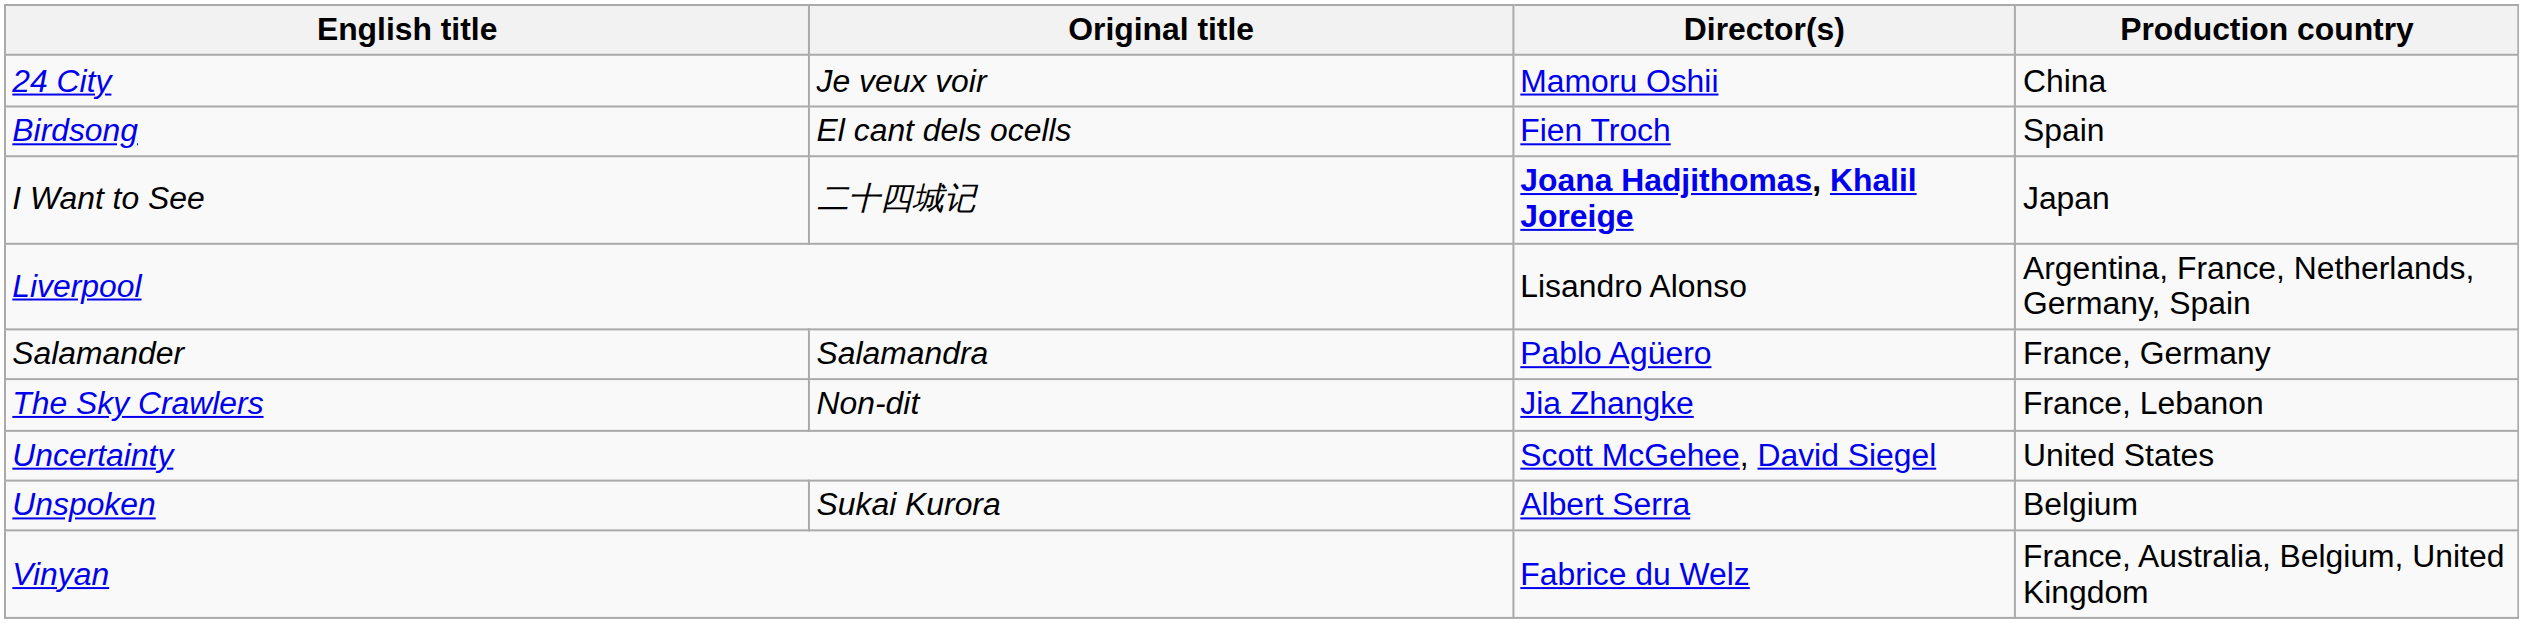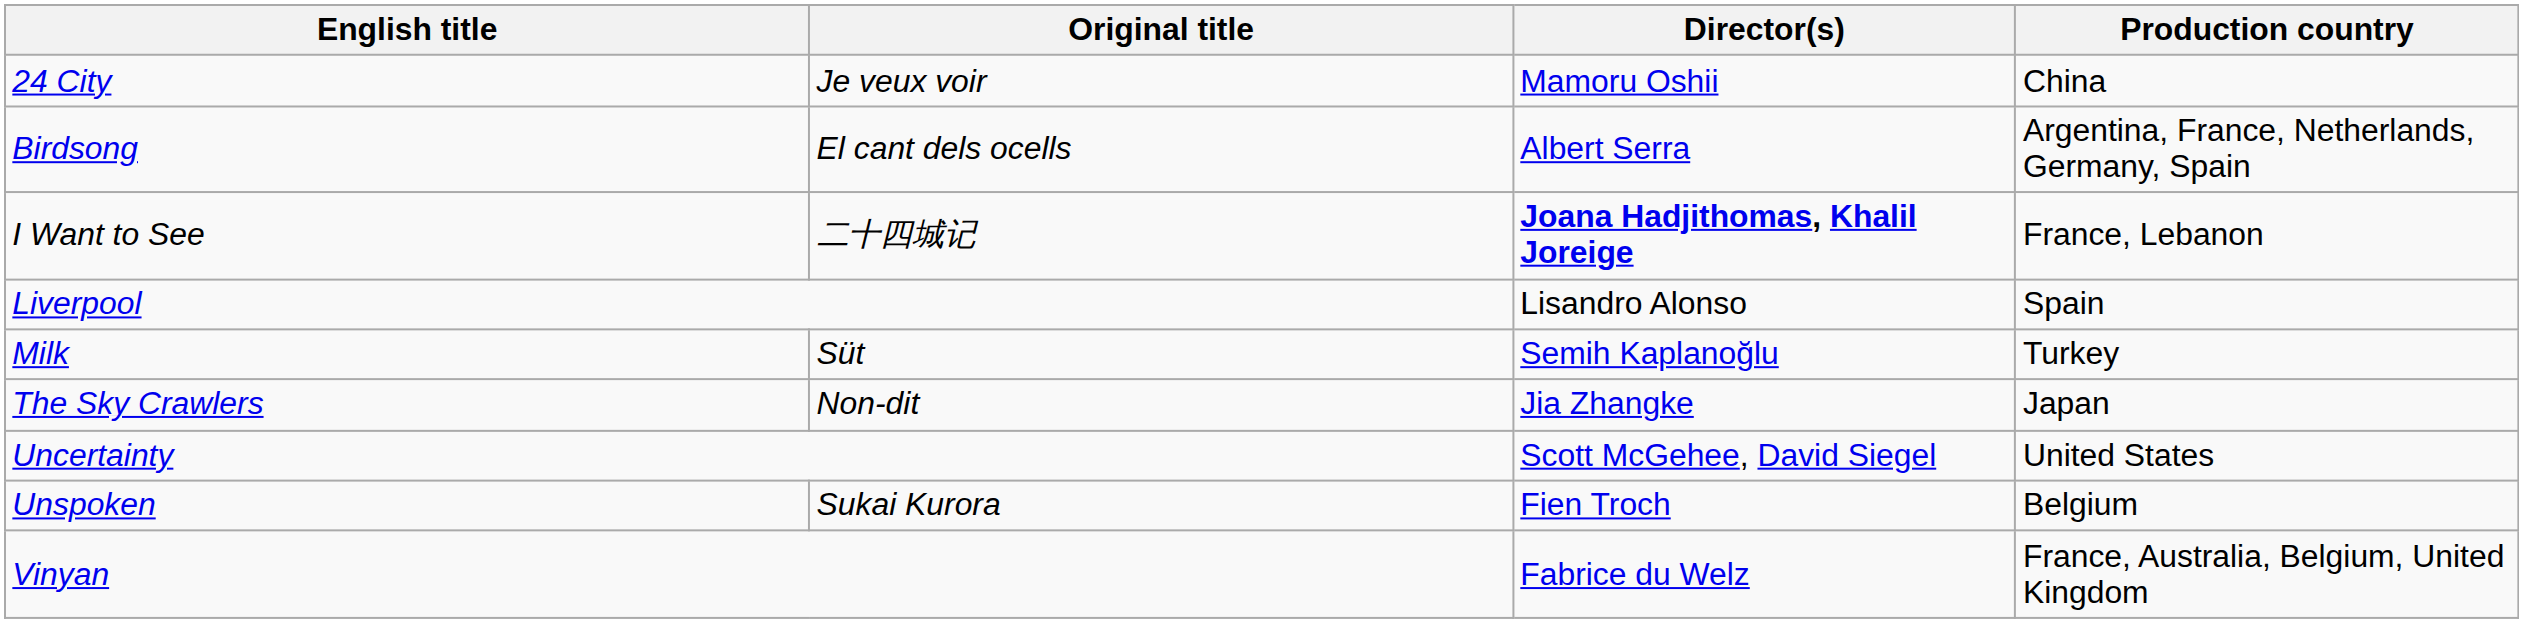(1596, 130) Fien Troch -> (1605, 148) Albert Serra
(2064, 130) Spain -> (2249, 148) Argentina, France, Netherlands, Germany, Spain
(2066, 199) Japan -> (2143, 234) France, Lebanon
(2249, 285) Argentina, France, Netherlands, Germany, Spain -> (2064, 303) Spain
+ row: (41, 353)
- row: (98, 353)
(2143, 404) France, Lebanon -> (2066, 404) Japan
(1605, 505) Albert Serra -> (1596, 505) Fien Troch
